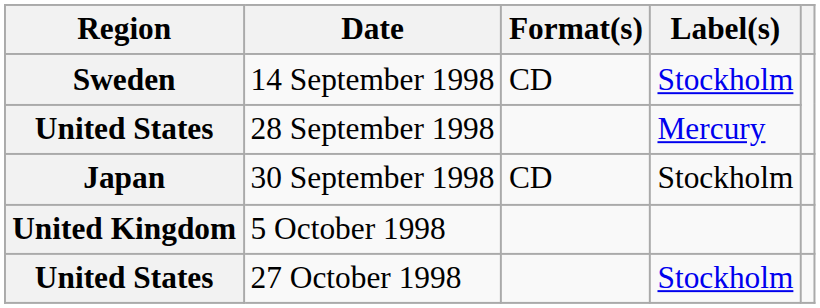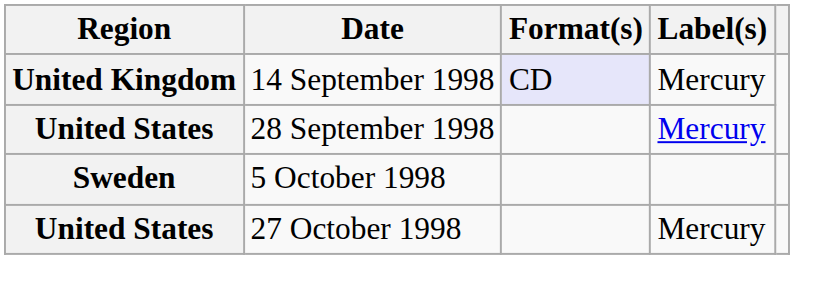(124, 79) Sweden -> (124, 79) United Kingdom
(531, 79) no background -> (531, 79) lavender background
(725, 79) Stockholm -> (711, 79) Mercury
- row: (373, 178)
(124, 228) United Kingdom -> (124, 178) Sweden
(725, 278) Stockholm -> (711, 228) Mercury
